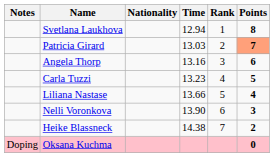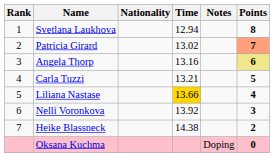columns swapped: (222, 12) <-> (22, 12)
(194, 45) 13.03 -> (187, 45) 13.02
(253, 62) no background -> (253, 62) khaki background
(194, 78) 13.23 -> (187, 78) 13.21
(194, 95) no background -> (187, 95) gold background
(194, 111) 13.90 -> (187, 111) 13.92
